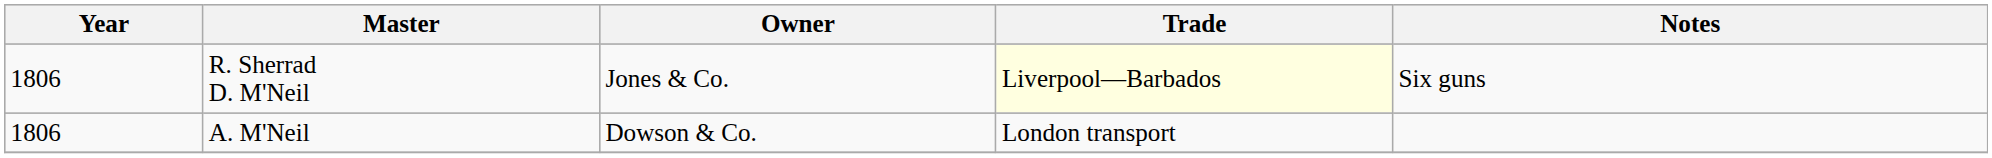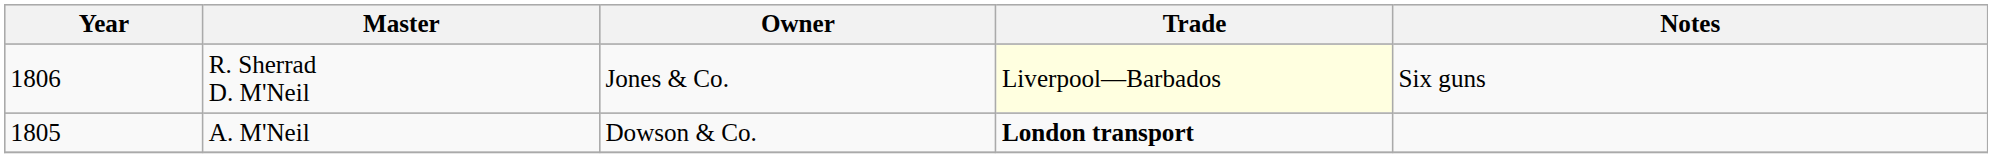(36, 132) 1806 -> (36, 132) 1805
(1089, 132) normal -> (1098, 132) bold
